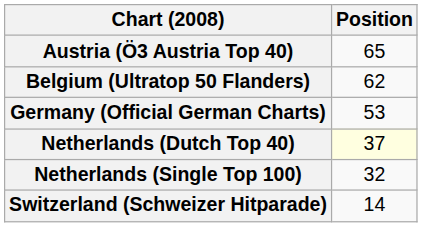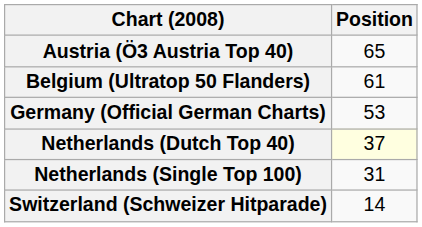(374, 81) 62 -> (374, 81) 61
(374, 174) 32 -> (374, 174) 31
